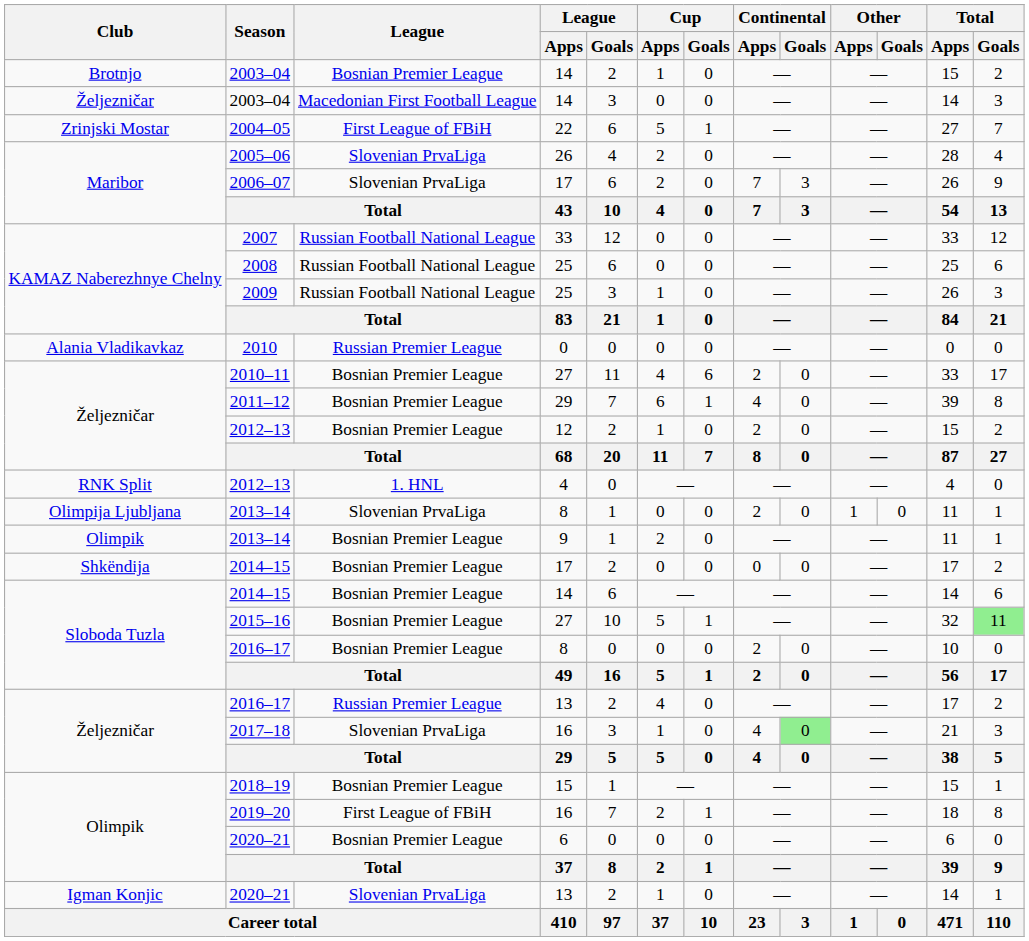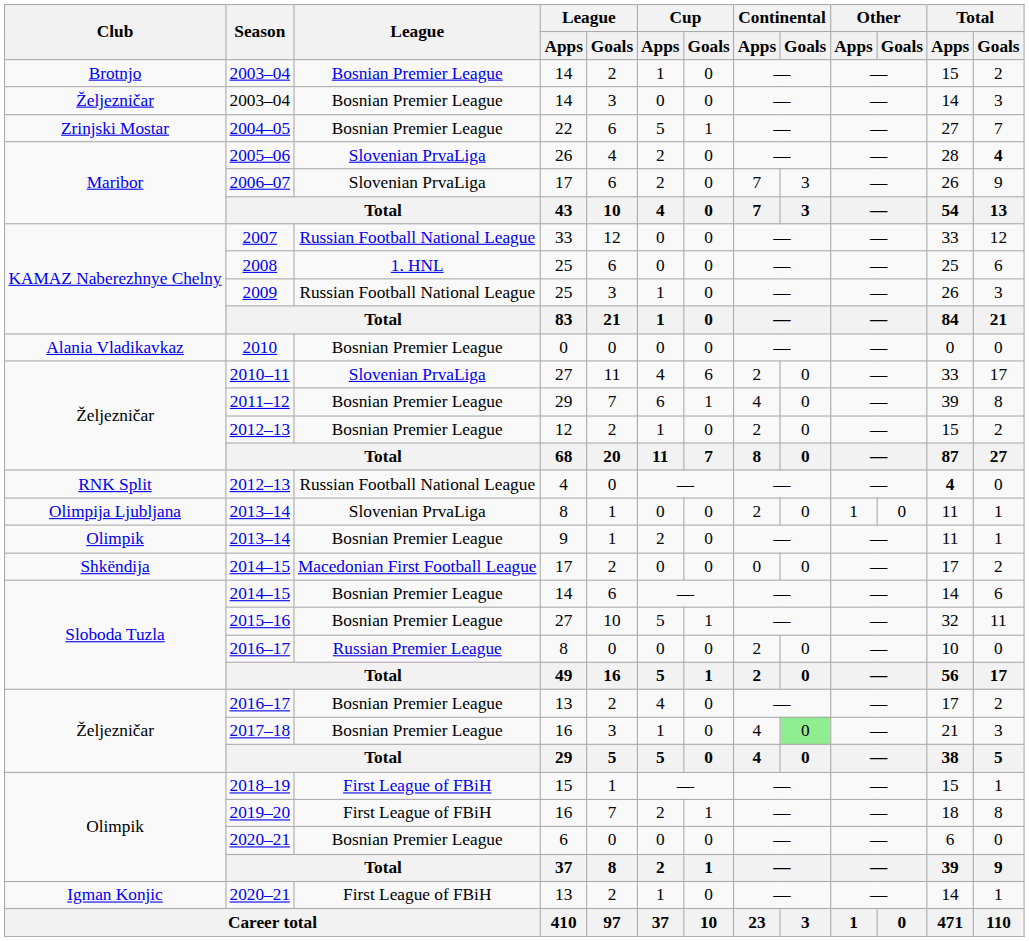(417, 100) Macedonian First Football League -> (417, 100) Bosnian Premier League
(417, 127) First League of FBiH -> (417, 127) Bosnian Premier League
(998, 155) normal -> (998, 155) bold
(417, 264) Russian Football National League -> (417, 264) 1. HNL
(417, 347) Russian Premier League -> (417, 347) Bosnian Premier League
(417, 374) Bosnian Premier League -> (417, 374) Slovenian PrvaLiga
(417, 484) 1. HNL -> (417, 484) Russian Football National League
(950, 484) normal -> (950, 484) bold
(417, 566) Bosnian Premier League -> (417, 566) Macedonian First Football League
(998, 621) lightgreen background -> (998, 621) no background
(417, 648) Bosnian Premier League -> (417, 648) Russian Premier League
(417, 703) Russian Premier League -> (417, 703) Bosnian Premier League
(417, 730) Slovenian PrvaLiga -> (417, 730) Bosnian Premier League
(417, 785) Bosnian Premier League -> (417, 785) First League of FBiH
(417, 895) Slovenian PrvaLiga -> (417, 895) First League of FBiH
